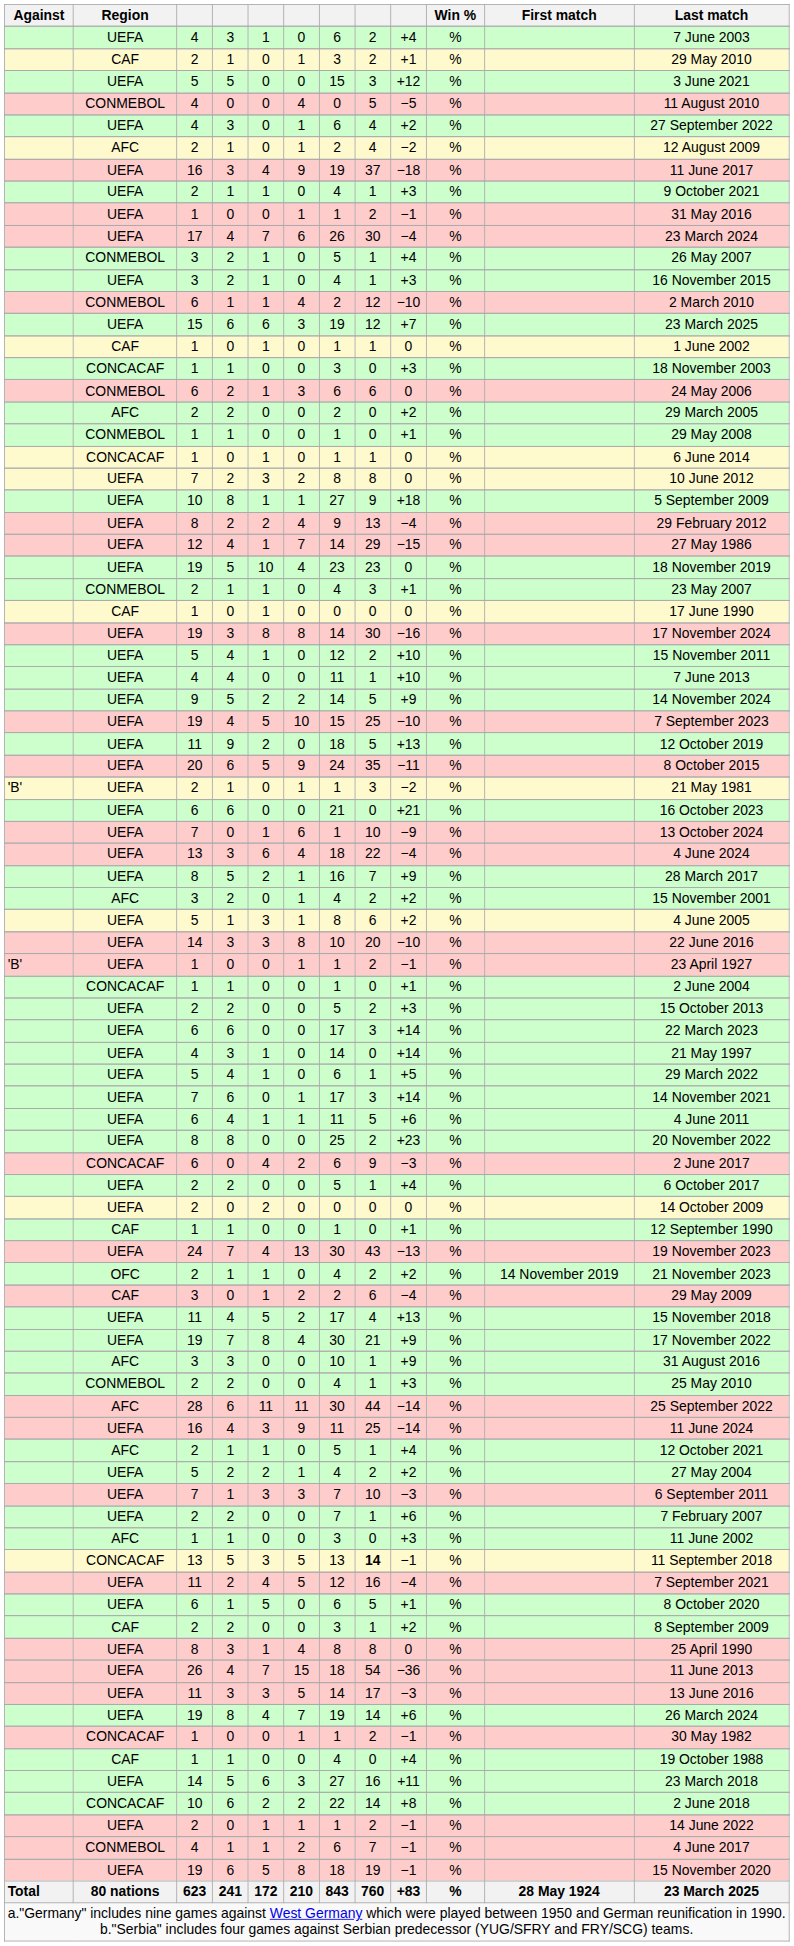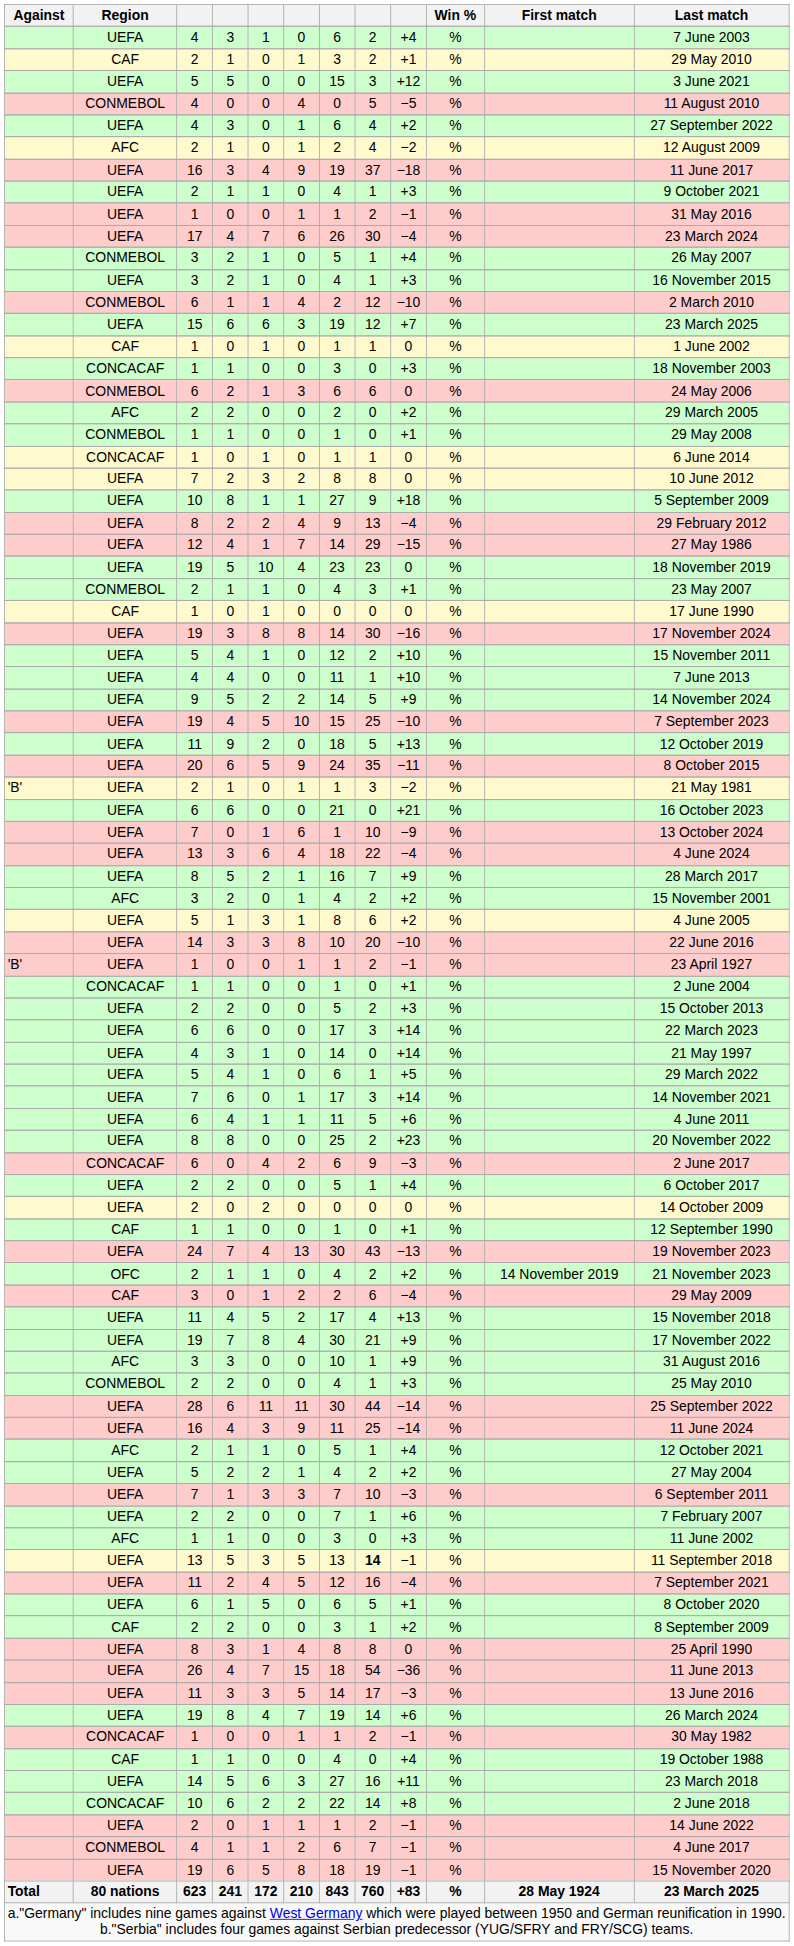(125, 1406) AFC -> (125, 1406) UEFA
(125, 1560) CONCACAF -> (125, 1560) UEFA
